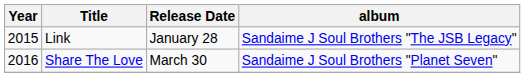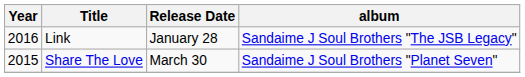(23, 38) 2015 -> (23, 38) 2016
(23, 61) 2016 -> (23, 61) 2015
